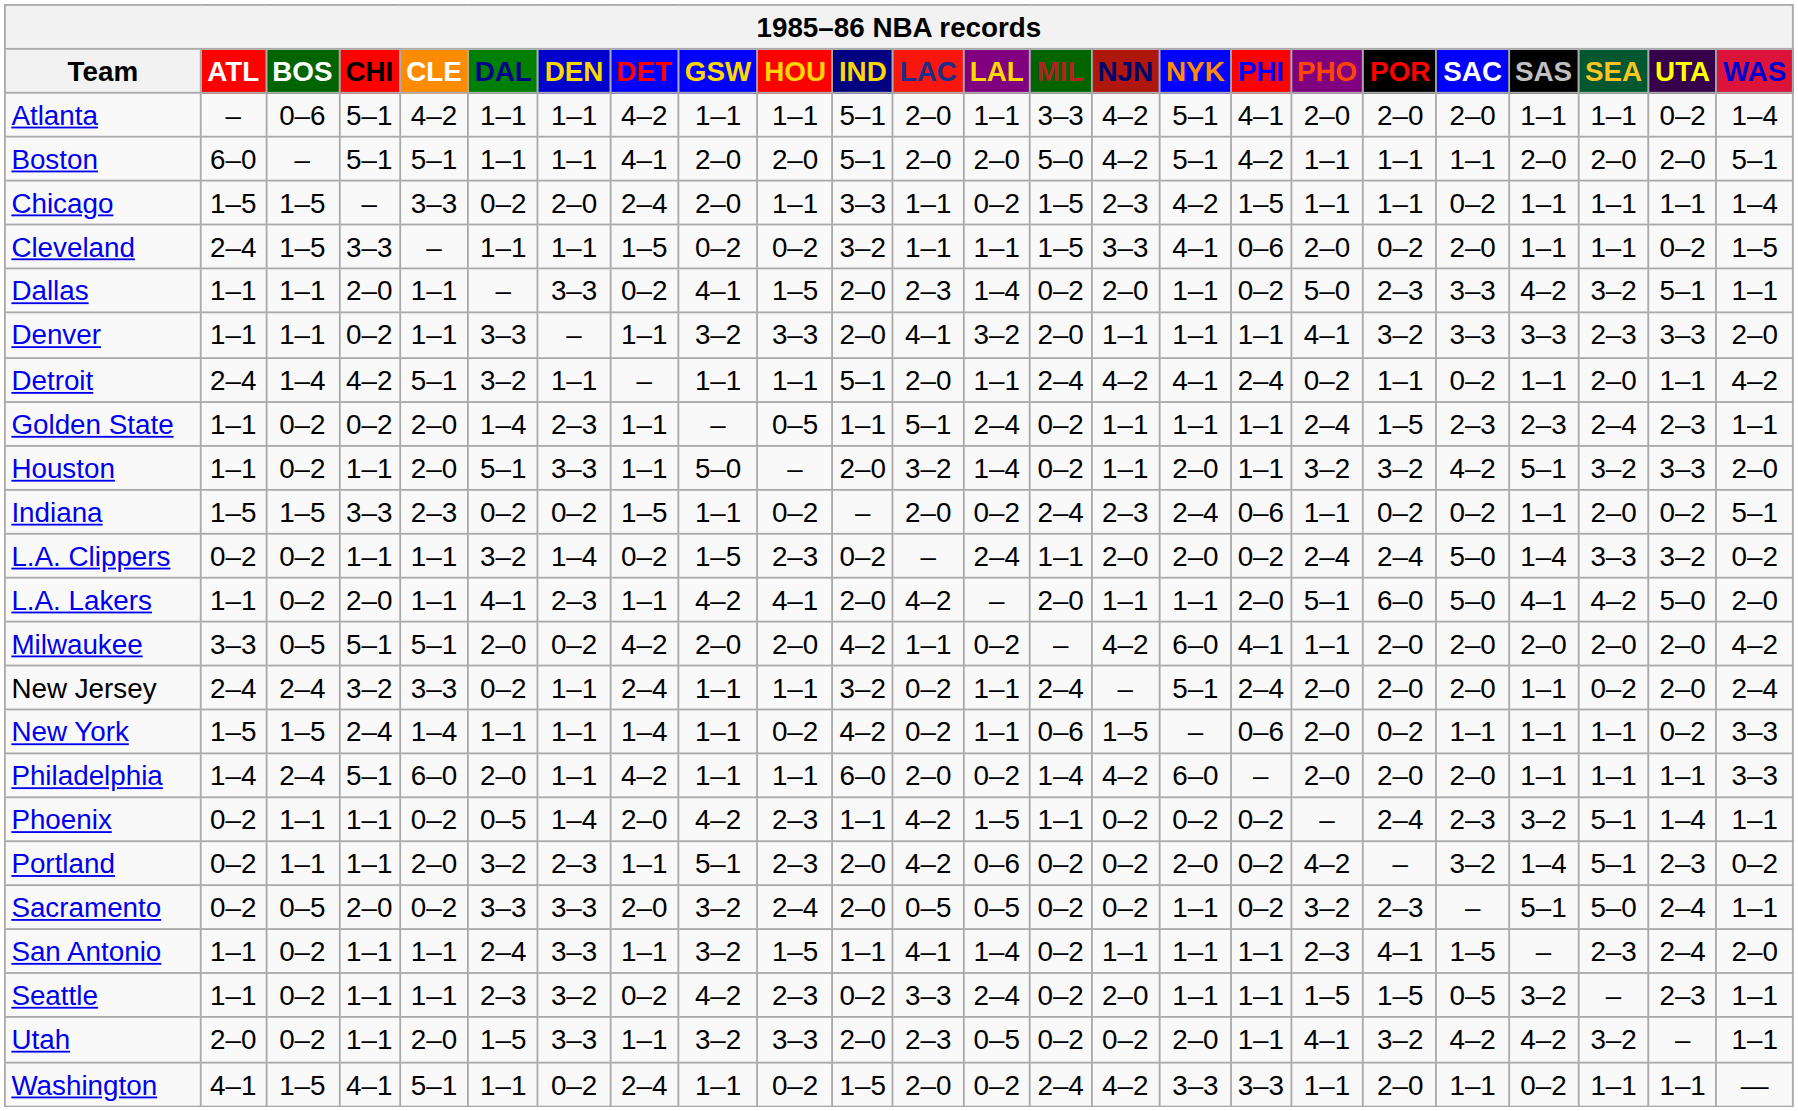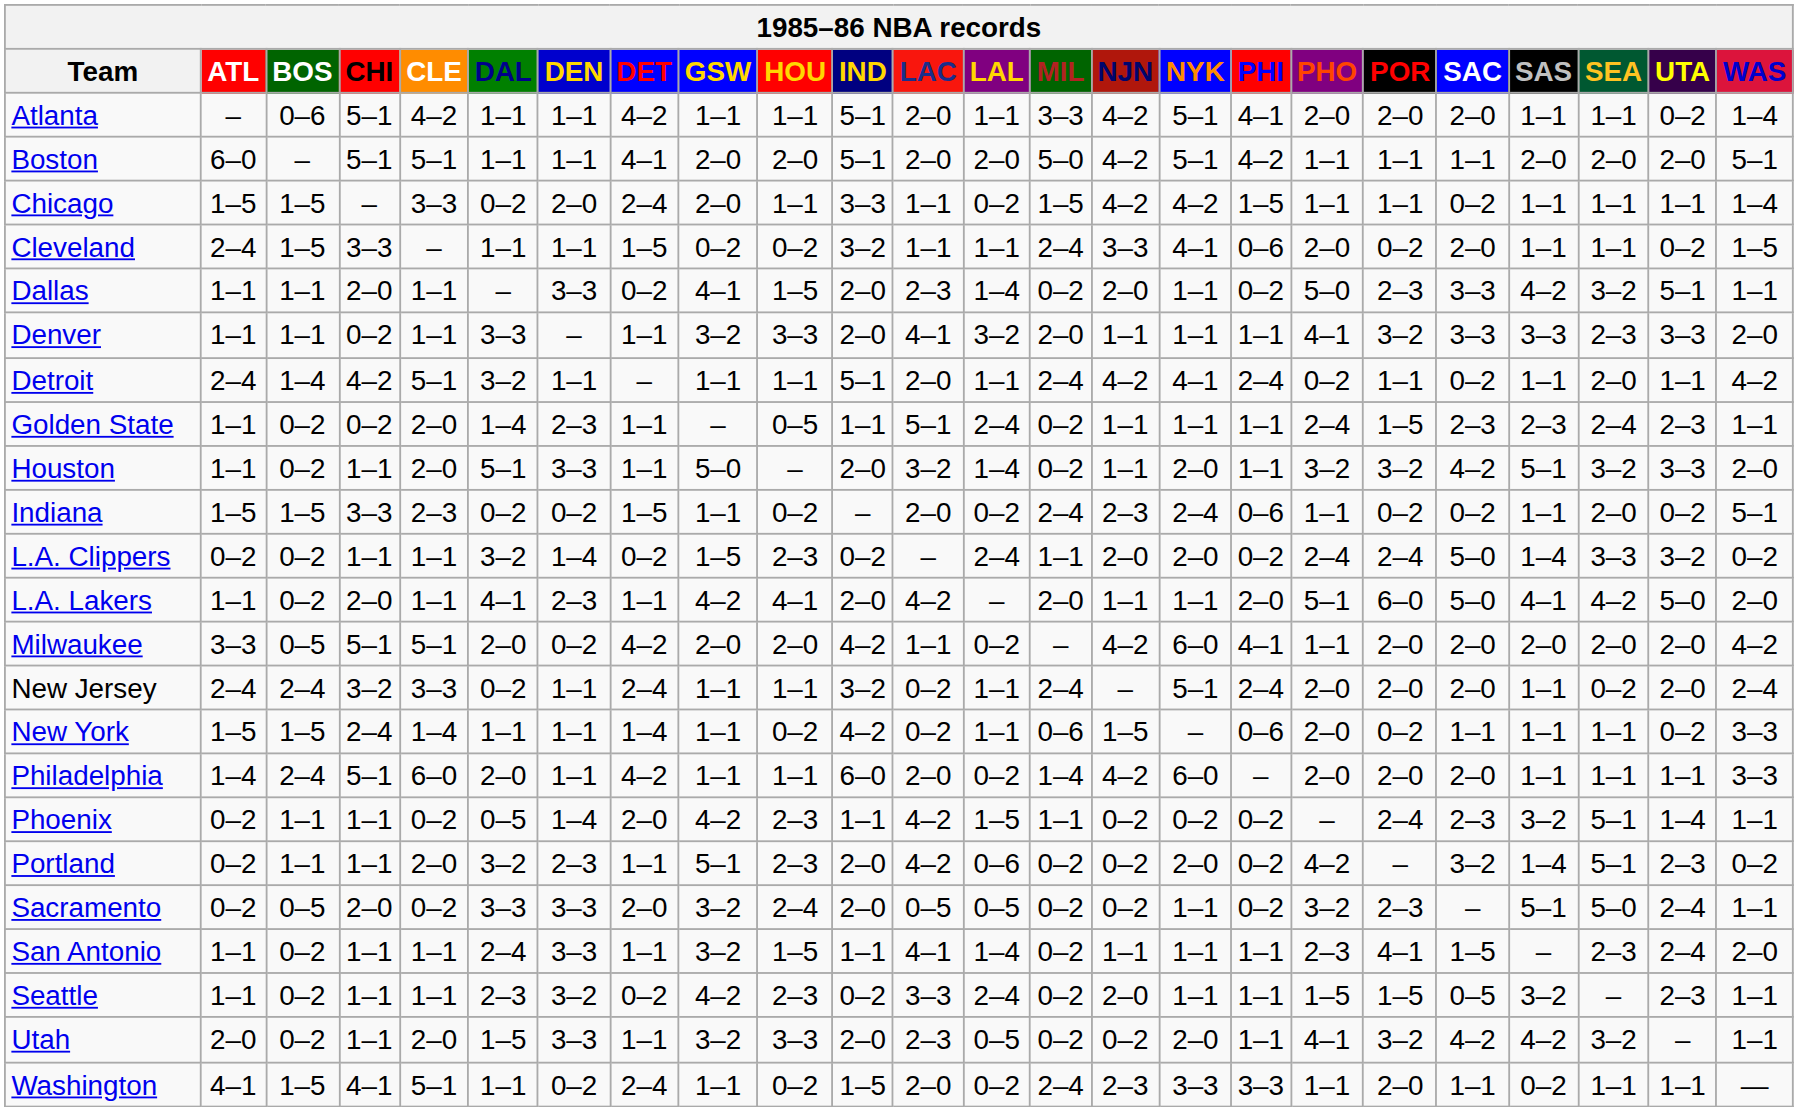(1125, 203) 2–3 -> (1125, 203) 4–2
(1061, 247) 1–5 -> (1061, 247) 2–4
(1125, 1084) 4–2 -> (1125, 1084) 2–3
